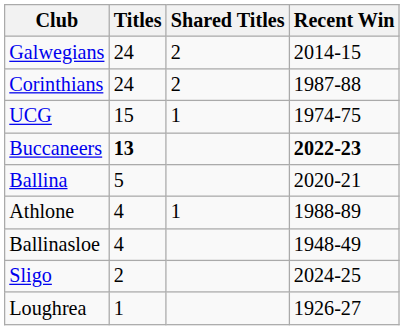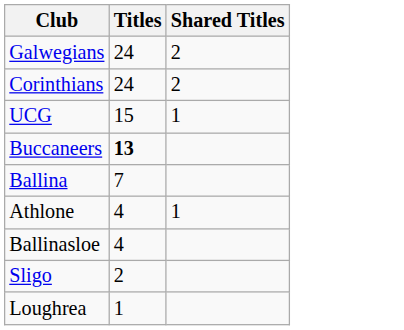- column: (344, 20)
(119, 180) 5 -> (119, 180) 7
